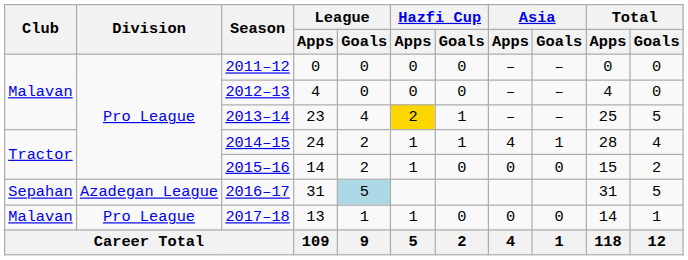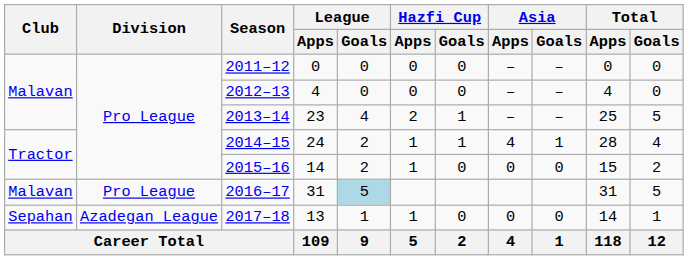(413, 117) gold background -> (413, 117) no background
(40, 192) Sepahan -> (40, 192) Malavan
(149, 192) Azadegan League -> (149, 192) Pro League
(40, 217) Malavan -> (40, 217) Sepahan
(149, 217) Pro League -> (149, 217) Azadegan League
